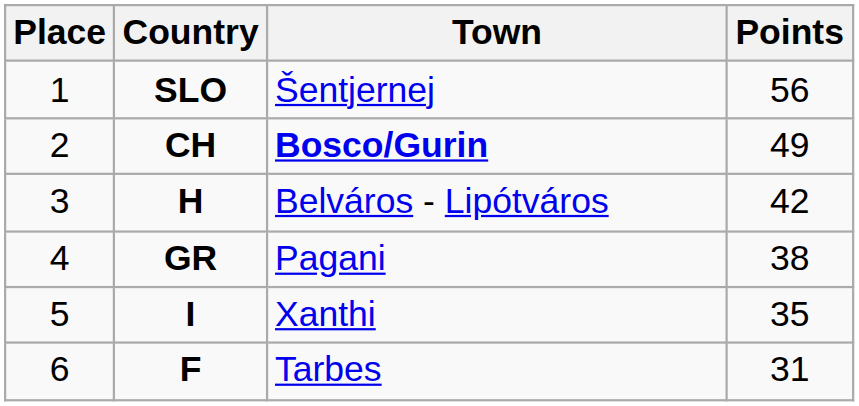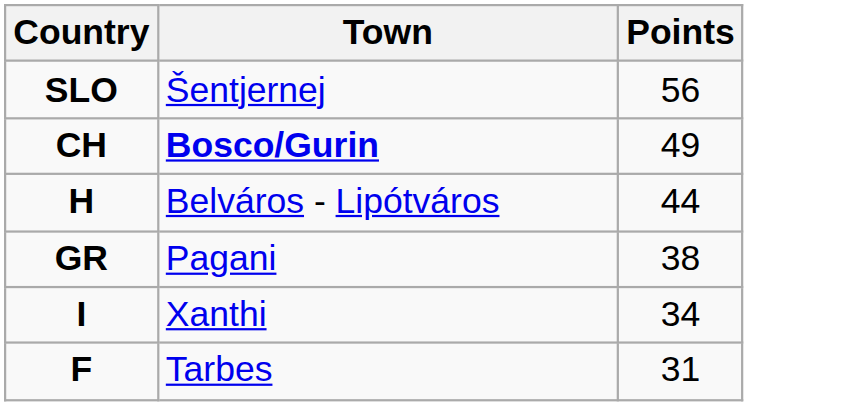- column: (60, 32)
(790, 201) 42 -> (680, 201) 44
(790, 314) 35 -> (680, 314) 34
